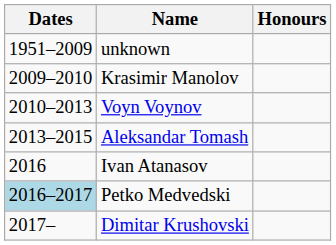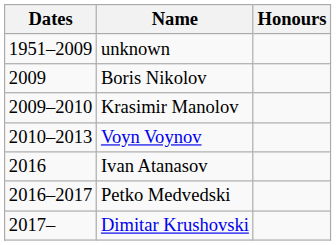+ row: (154, 78)
- row: (175, 136)
(51, 195) lightblue background -> (51, 195) no background
